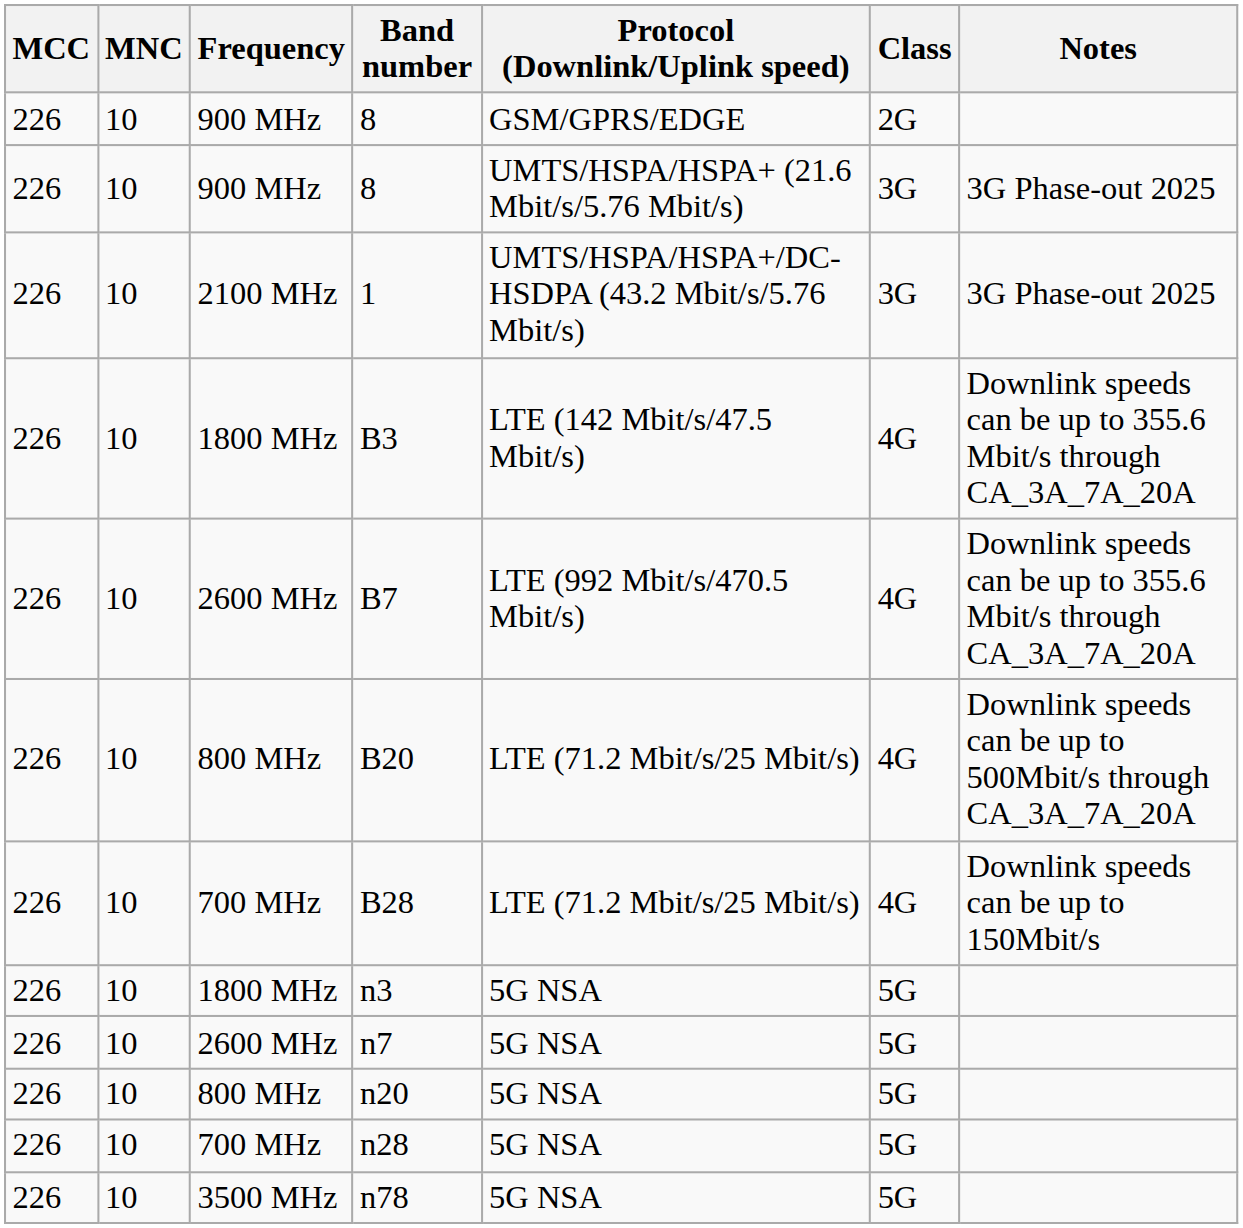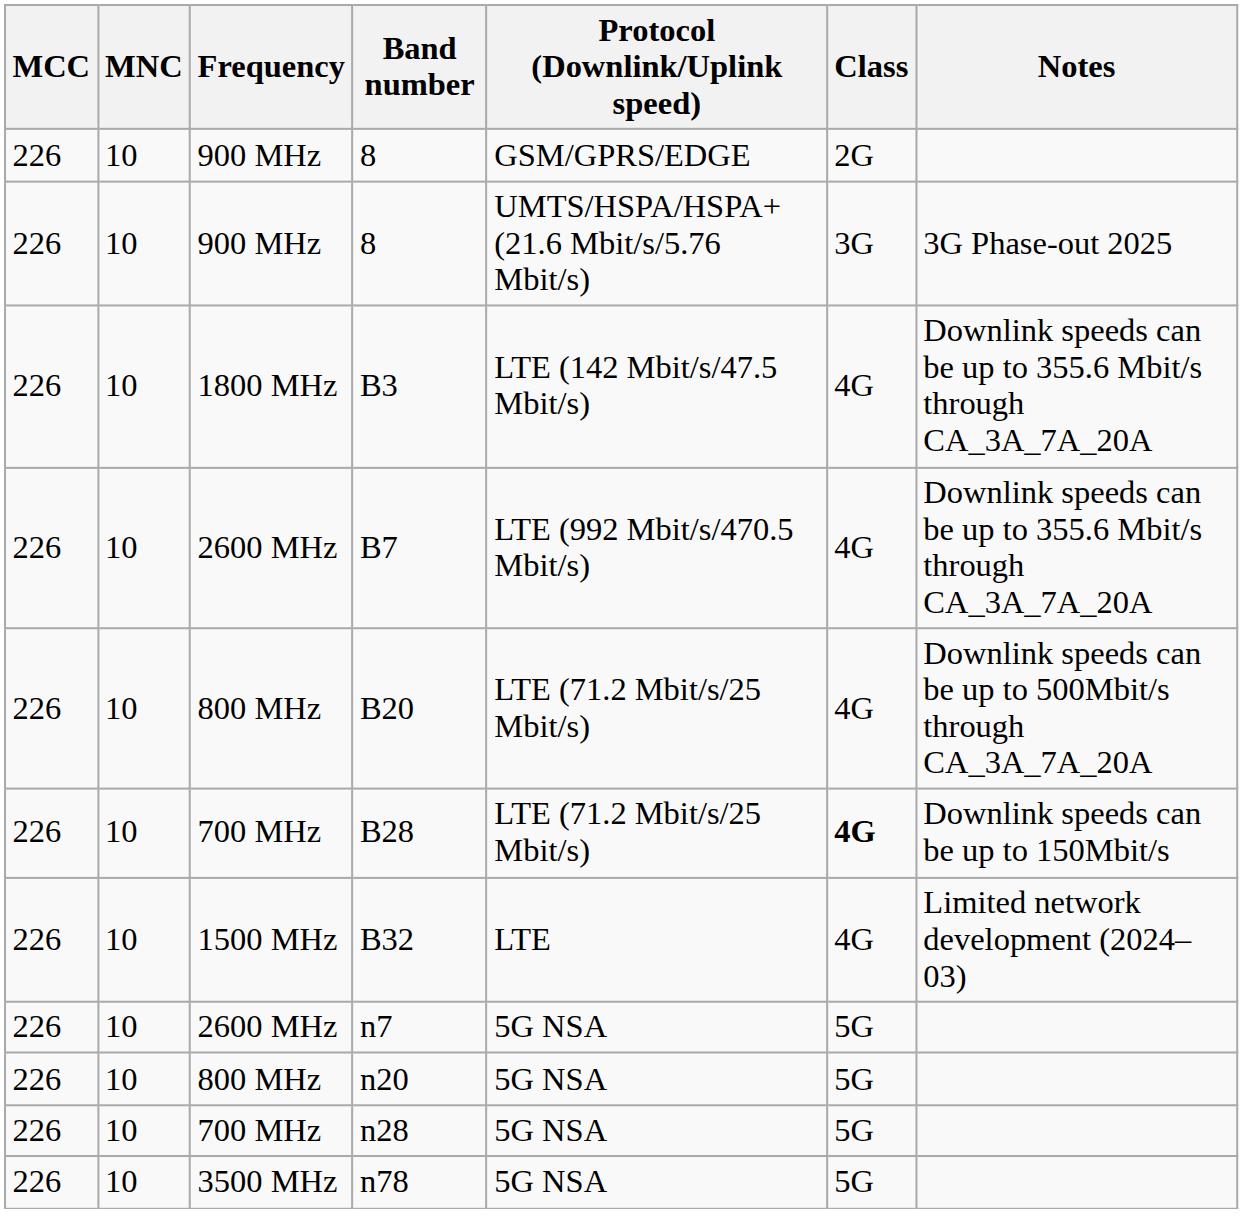- row: (268, 294)
(897, 902) normal -> (855, 832) bold
+ row: (268, 938)
- row: (268, 990)
